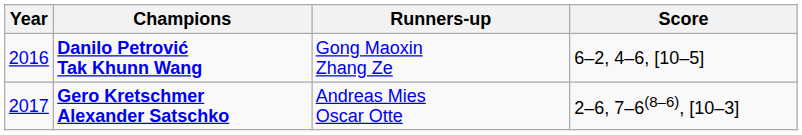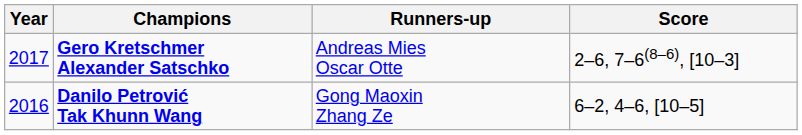rows swapped: (143, 106) <-> (130, 58)
